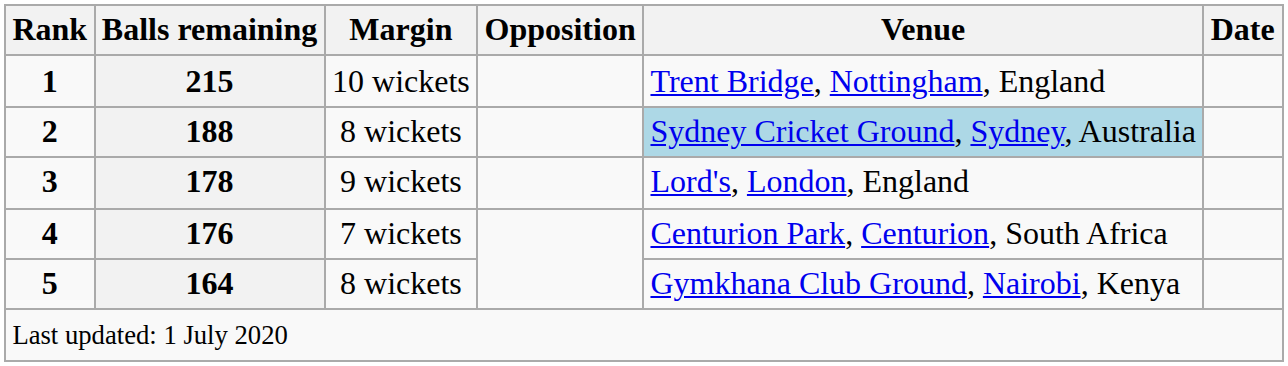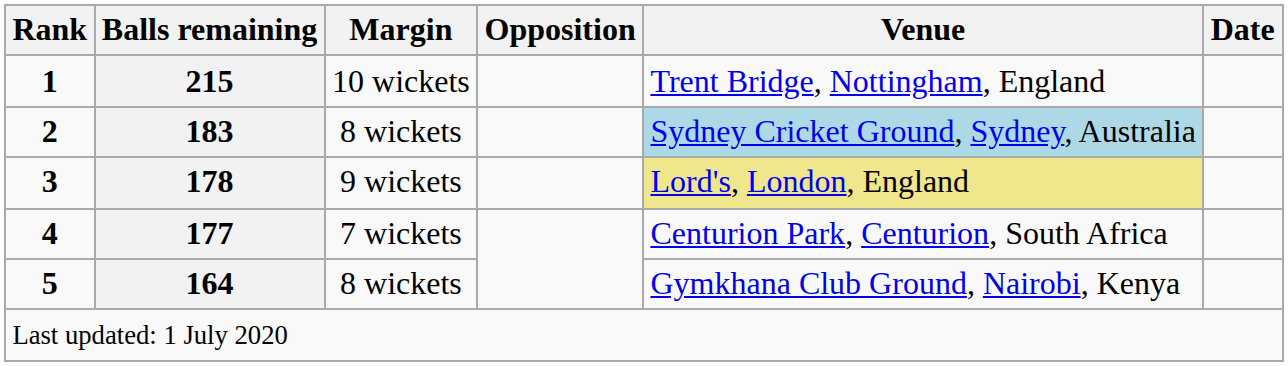(210, 131) 188 -> (210, 131) 183
(810, 182) no background -> (810, 182) khaki background
(210, 232) 176 -> (210, 232) 177
